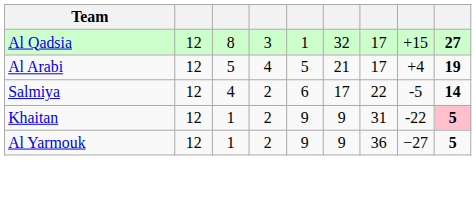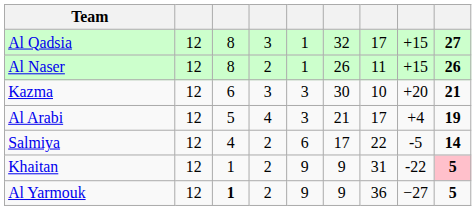+ row: (37, 67)
+ row: (31, 92)
(305, 67) 5 -> (305, 117) 3
(231, 142) normal -> (231, 192) bold
